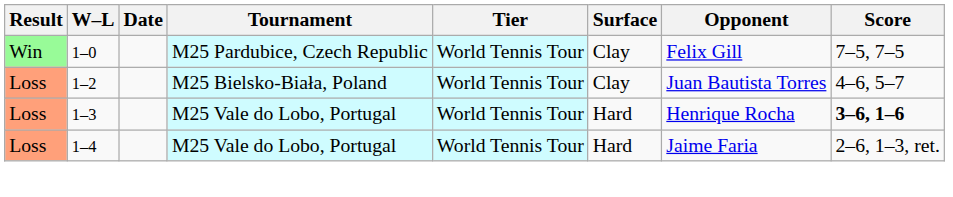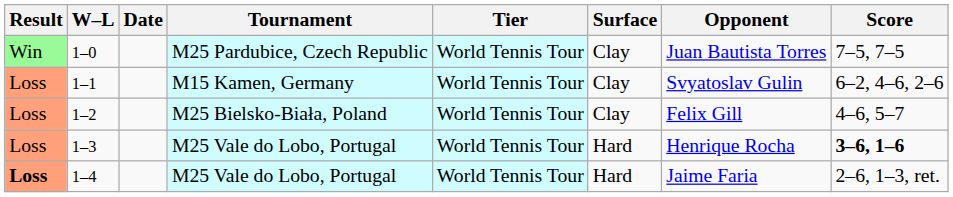(704, 51) Felix Gill -> (746, 51) Juan Bautista Torres
+ row: (84, 83)
(746, 82) Juan Bautista Torres -> (704, 113) Felix Gill
(28, 144) normal -> (28, 176) bold
